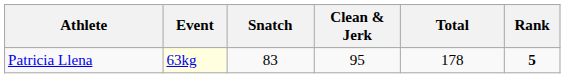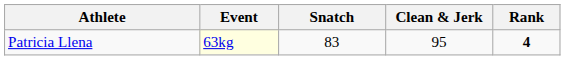- column: (452, 26)
(532, 60) 5 -> (527, 42) 4
